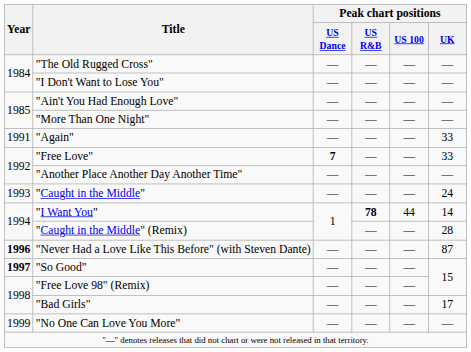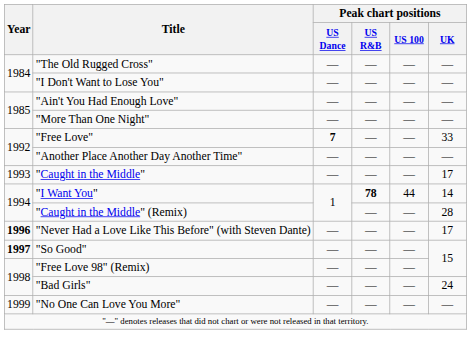- row: (55, 138)
(447, 193) 24 -> (447, 175) 17
(447, 249) 87 -> (447, 230) 17
(447, 304) 17 -> (447, 286) 24
